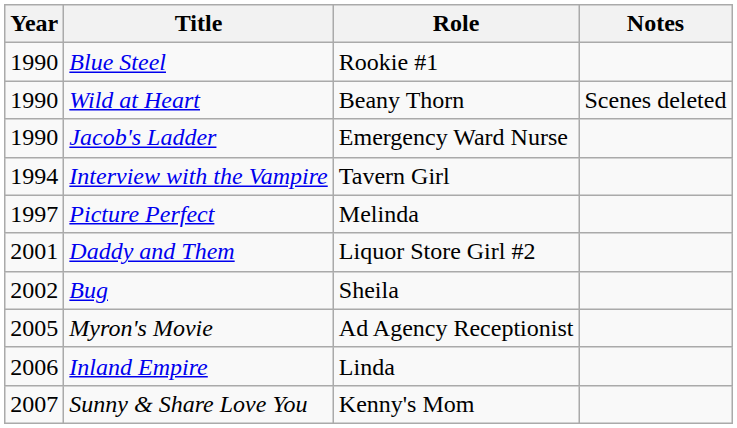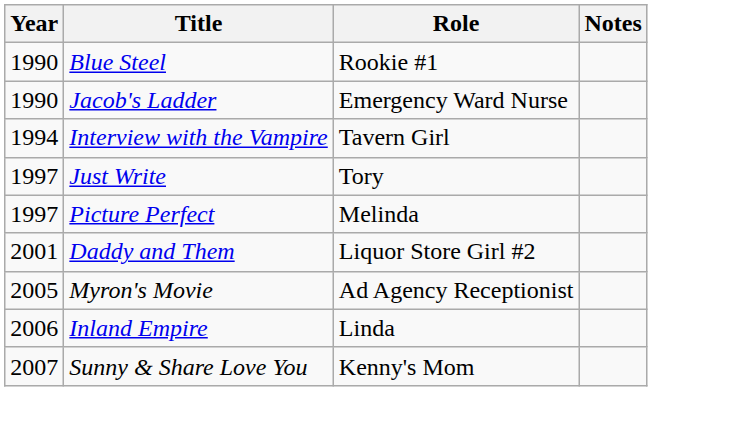- row: (135, 99)
+ row: (118, 175)
- row: (89, 289)
